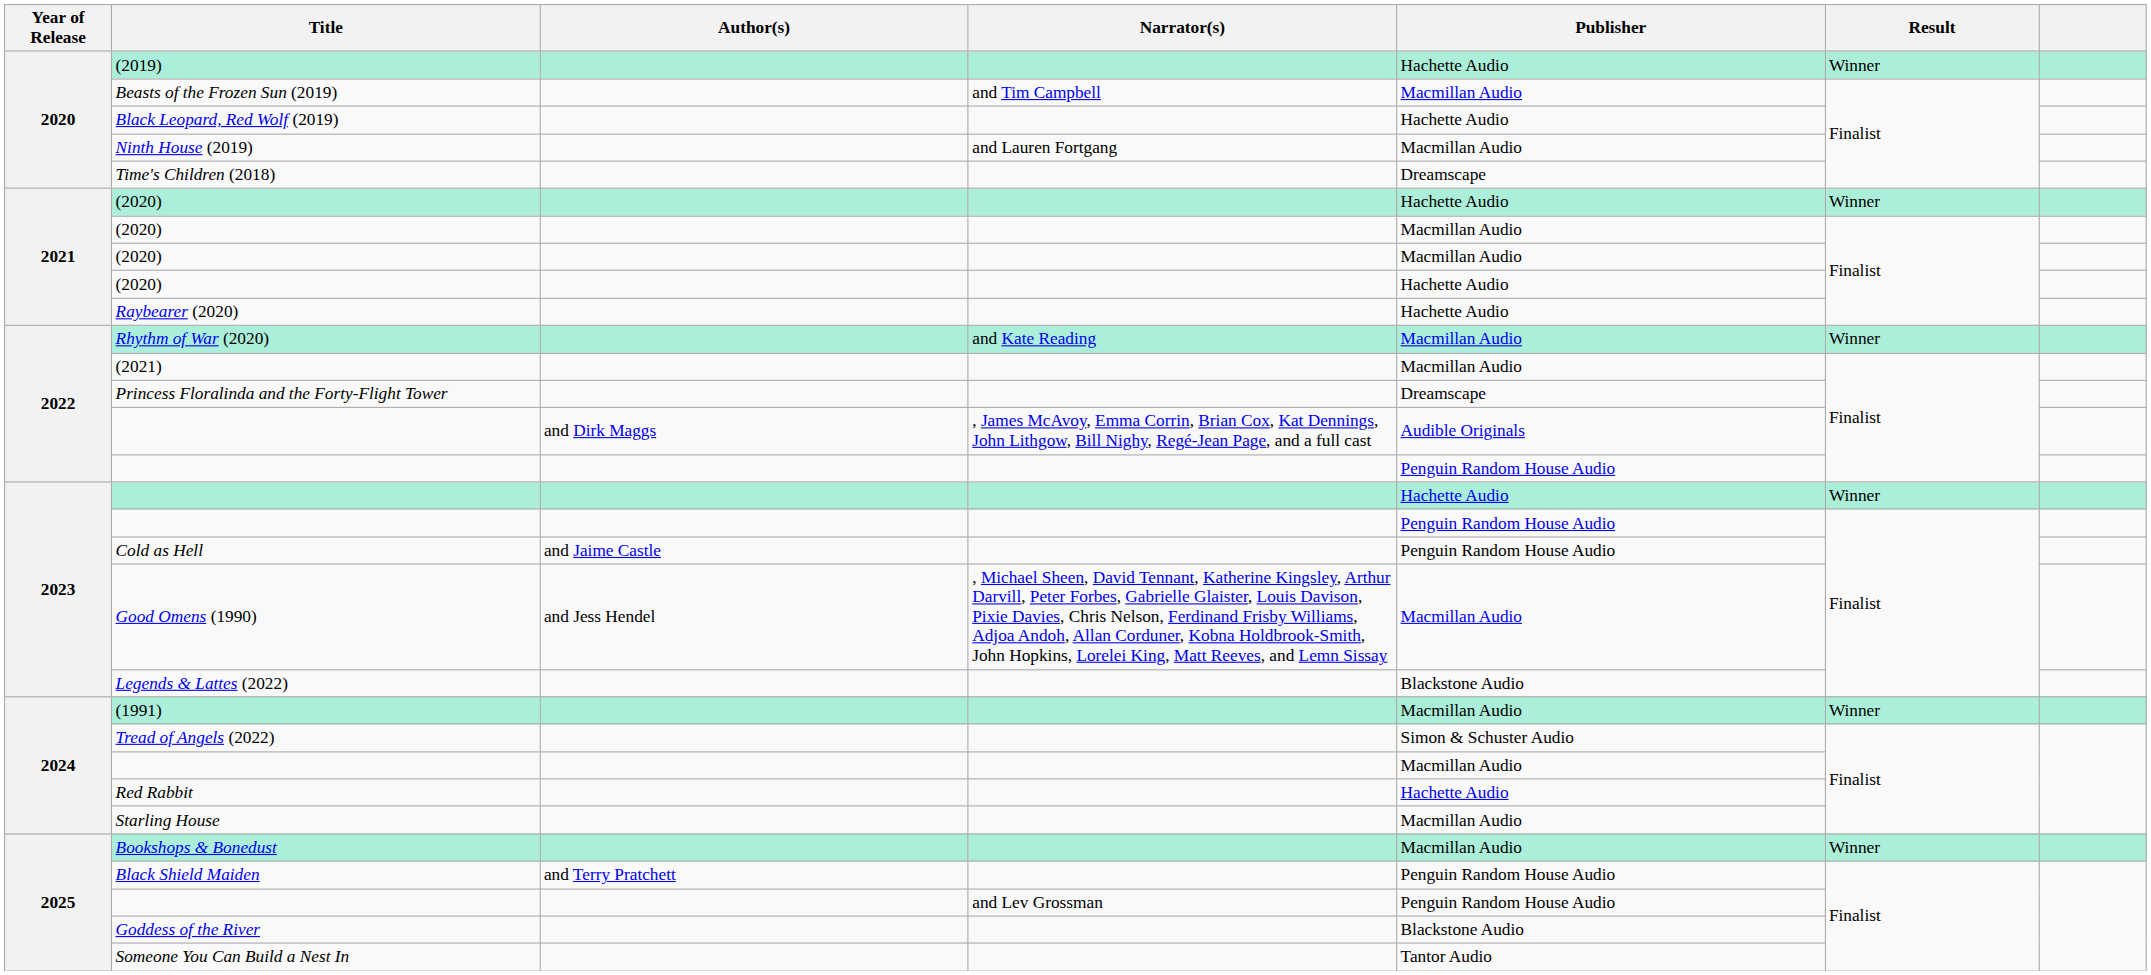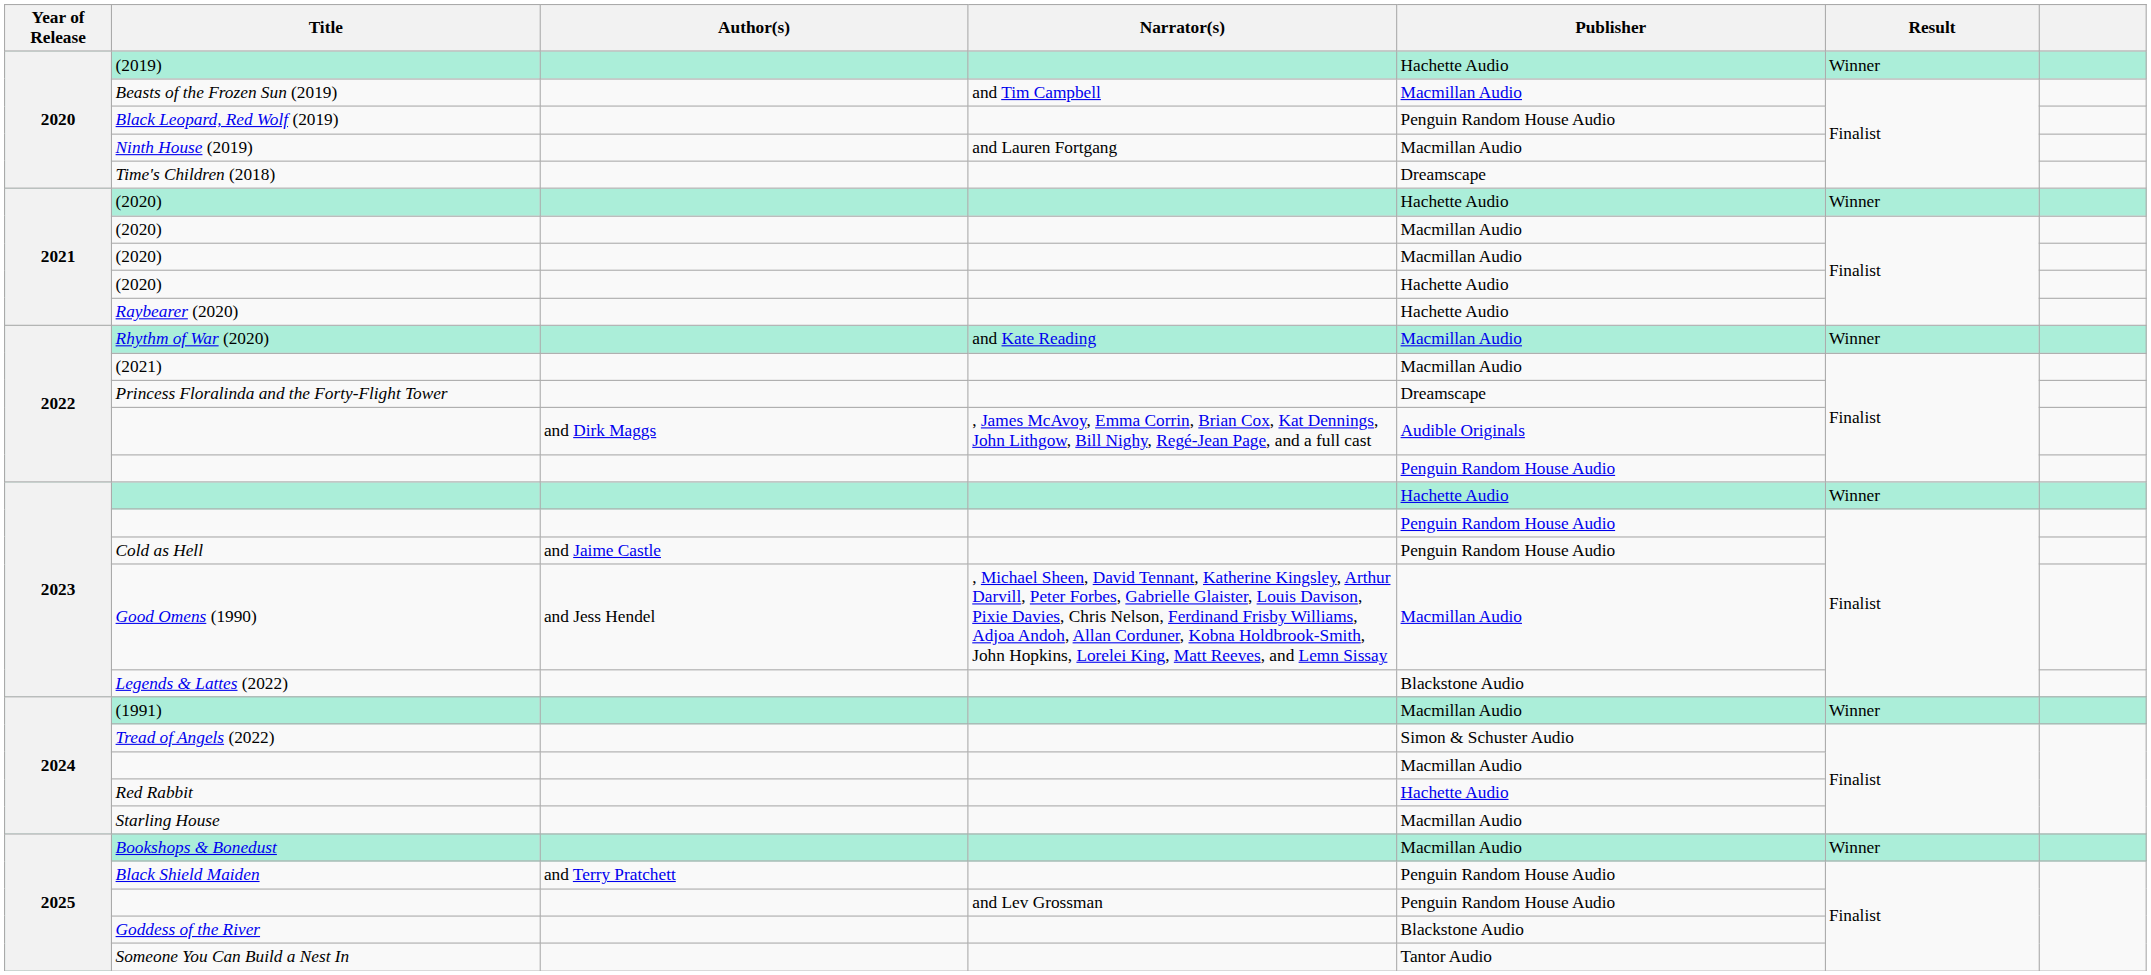(1455, 119) Hachette Audio -> (1508, 119) Penguin Random House Audio
